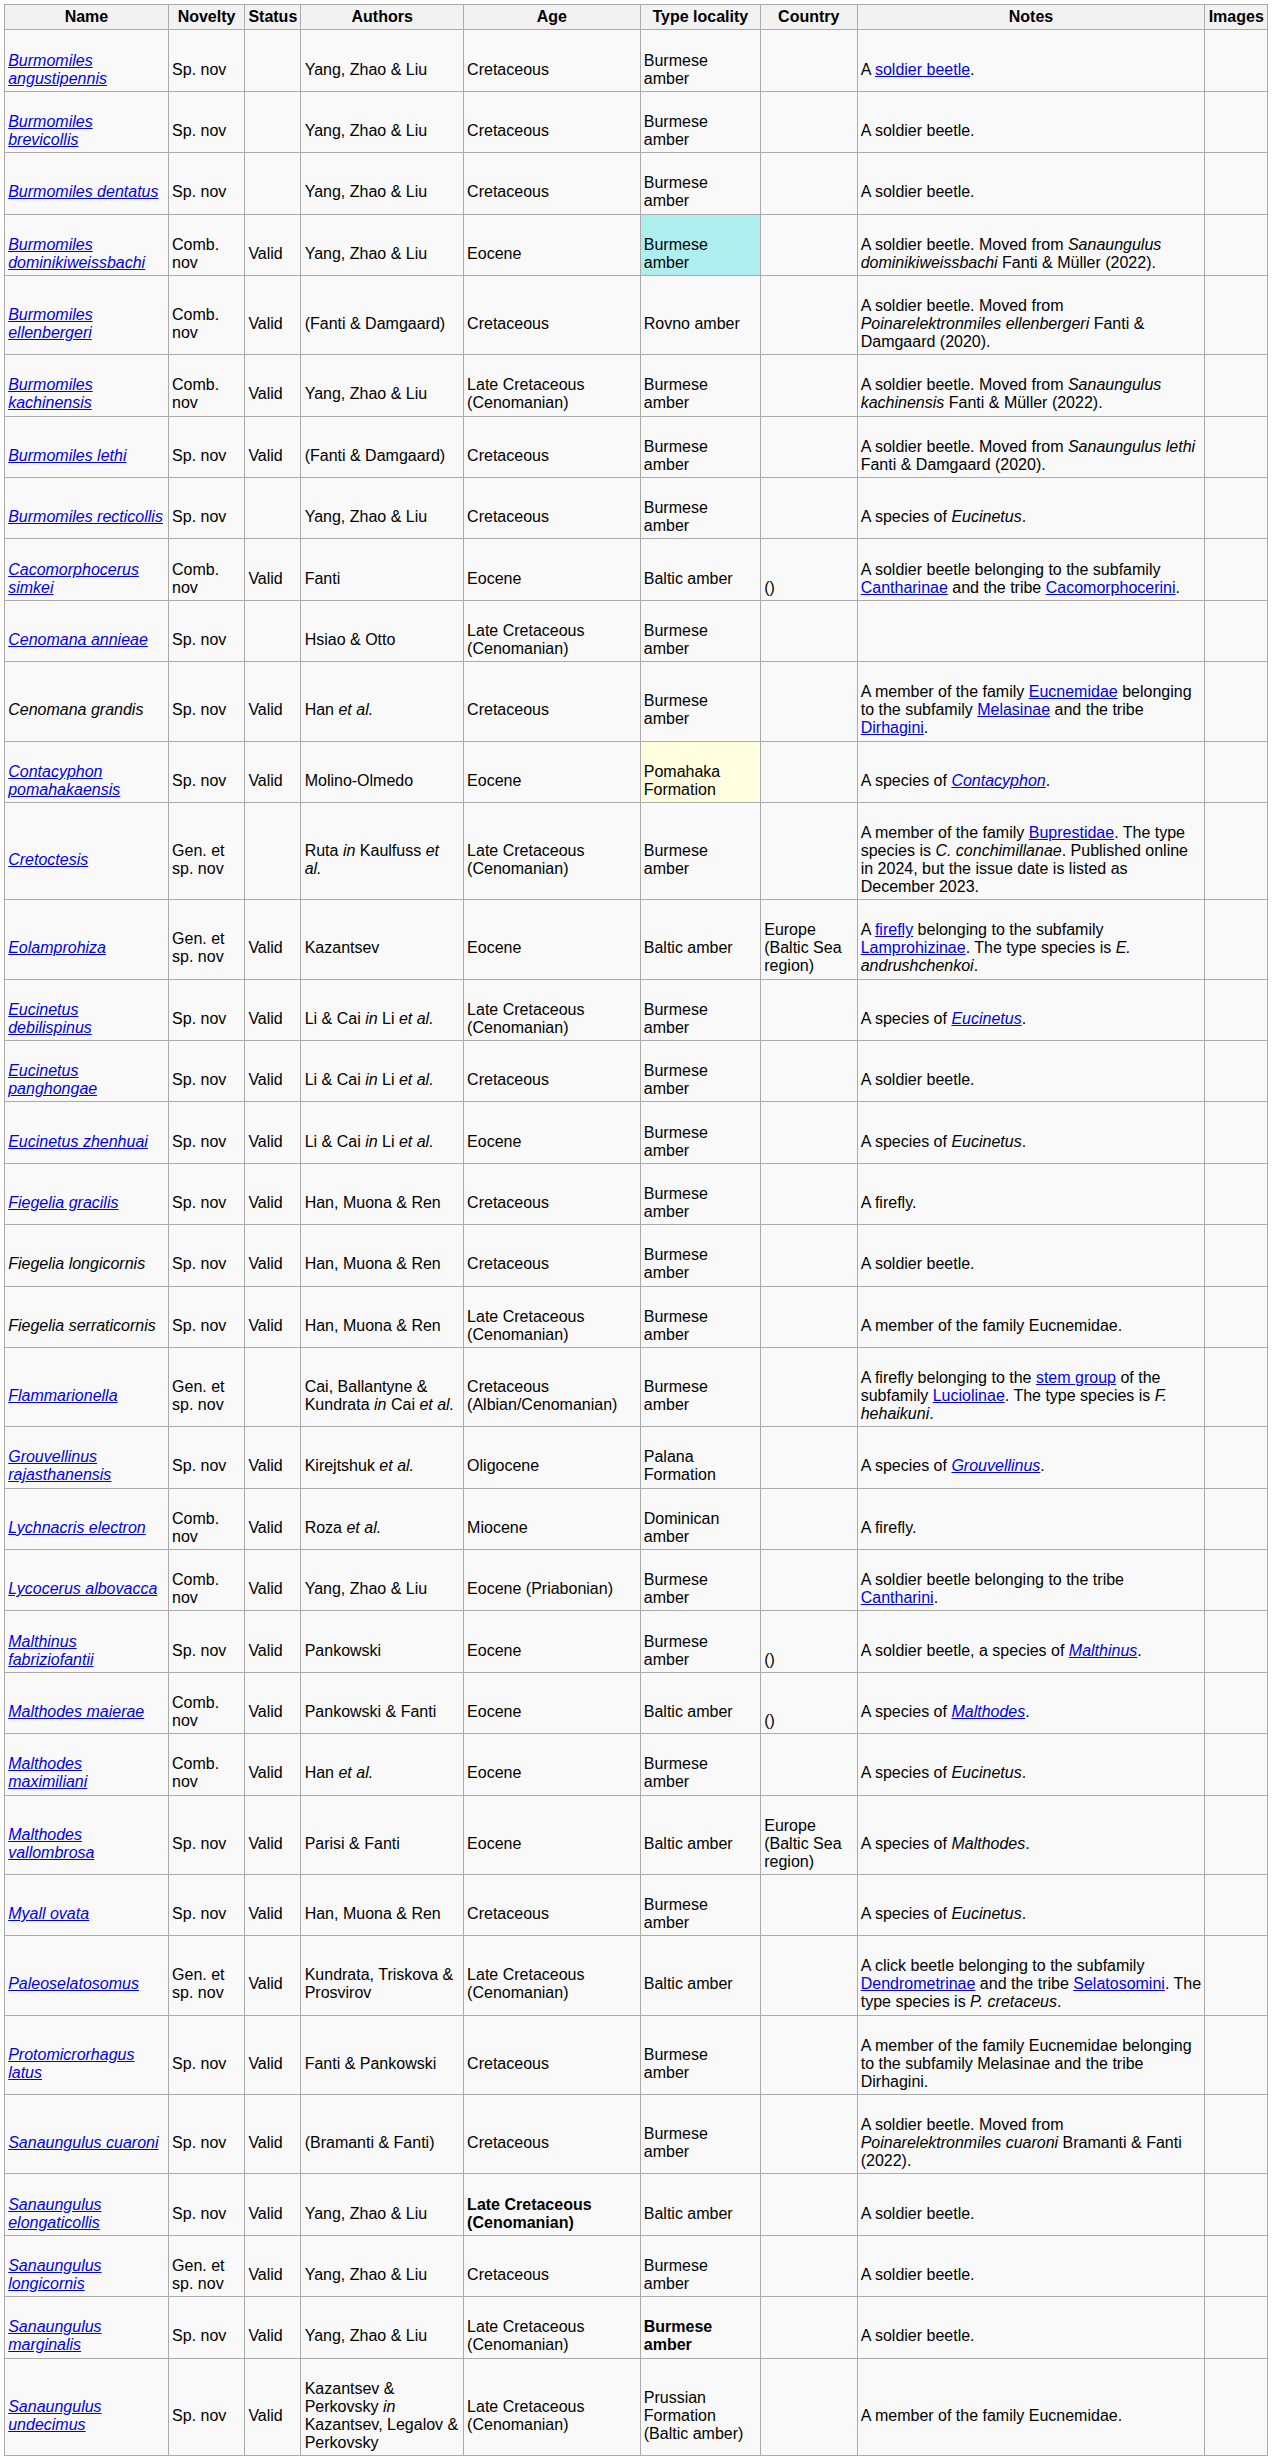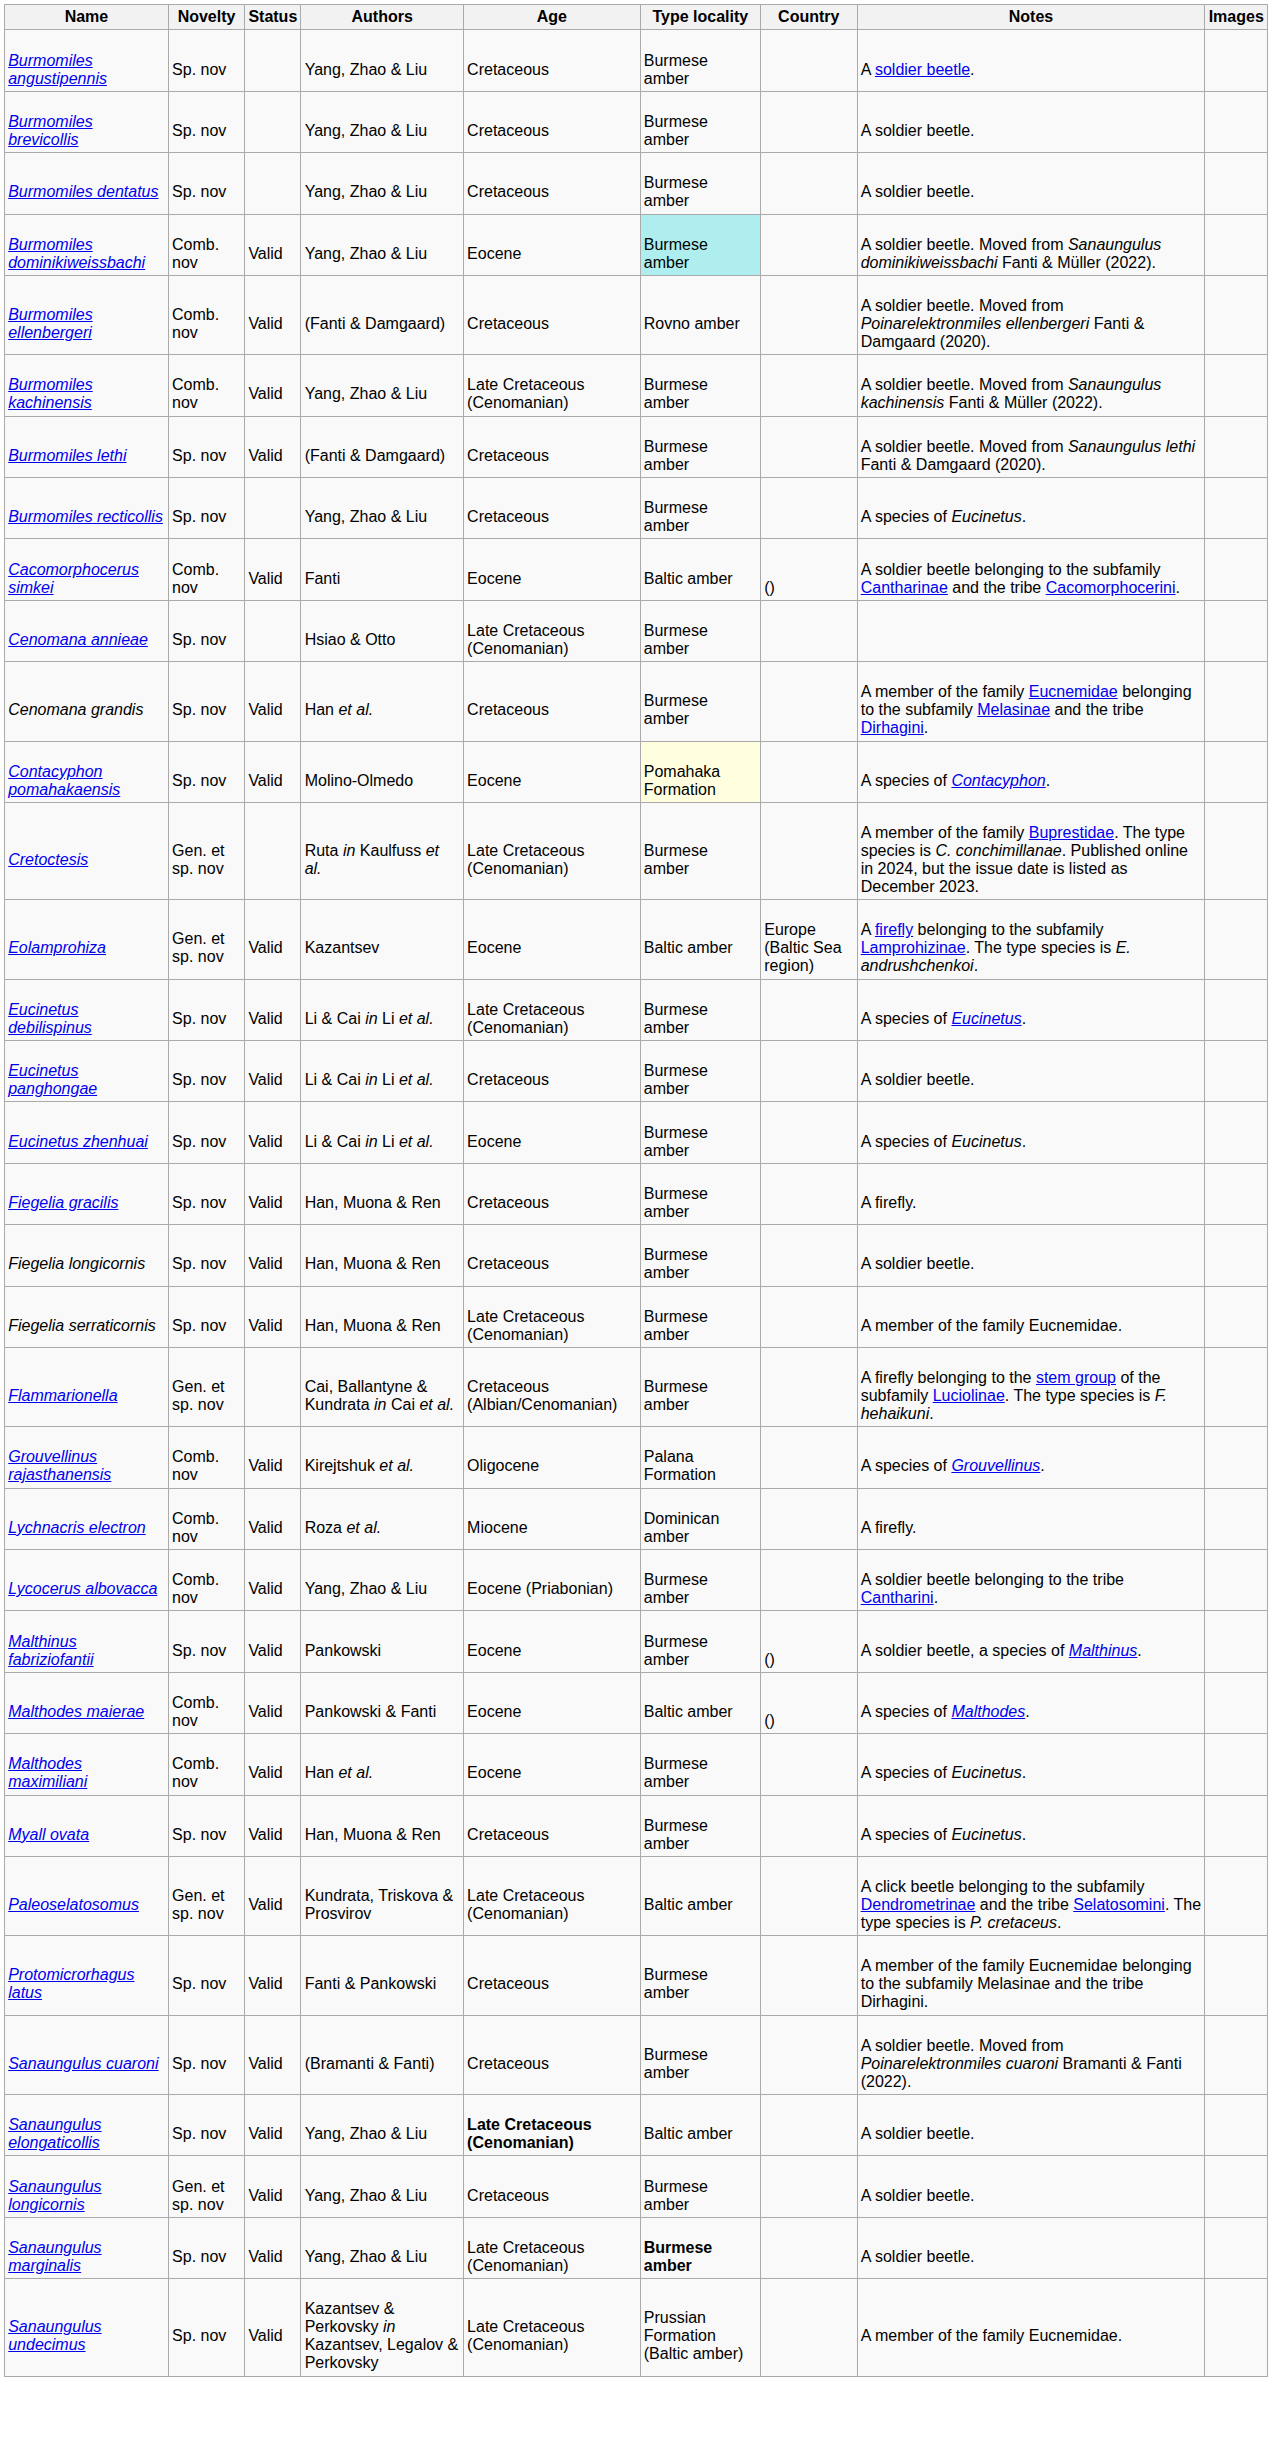(199, 1466) Sp. nov -> (196, 1466) Comb. nov
- row: (51, 1843)
